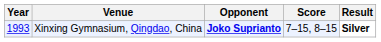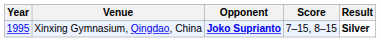(18, 29) 1993 -> (18, 29) 1995
